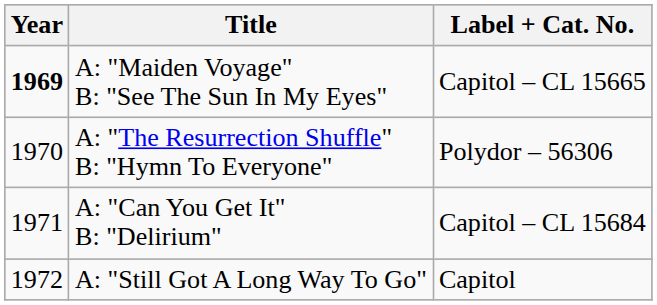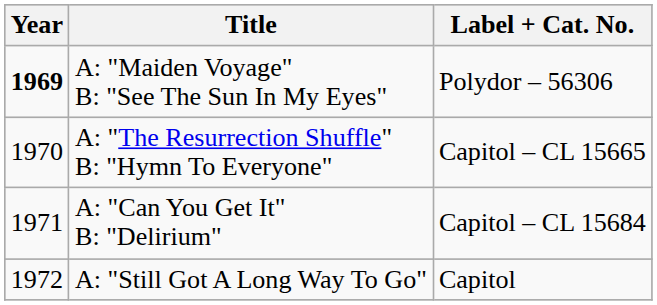(542, 81) Capitol – CL 15665 -> (526, 81) Polydor – 56306
(526, 151) Polydor – 56306 -> (542, 151) Capitol – CL 15665
